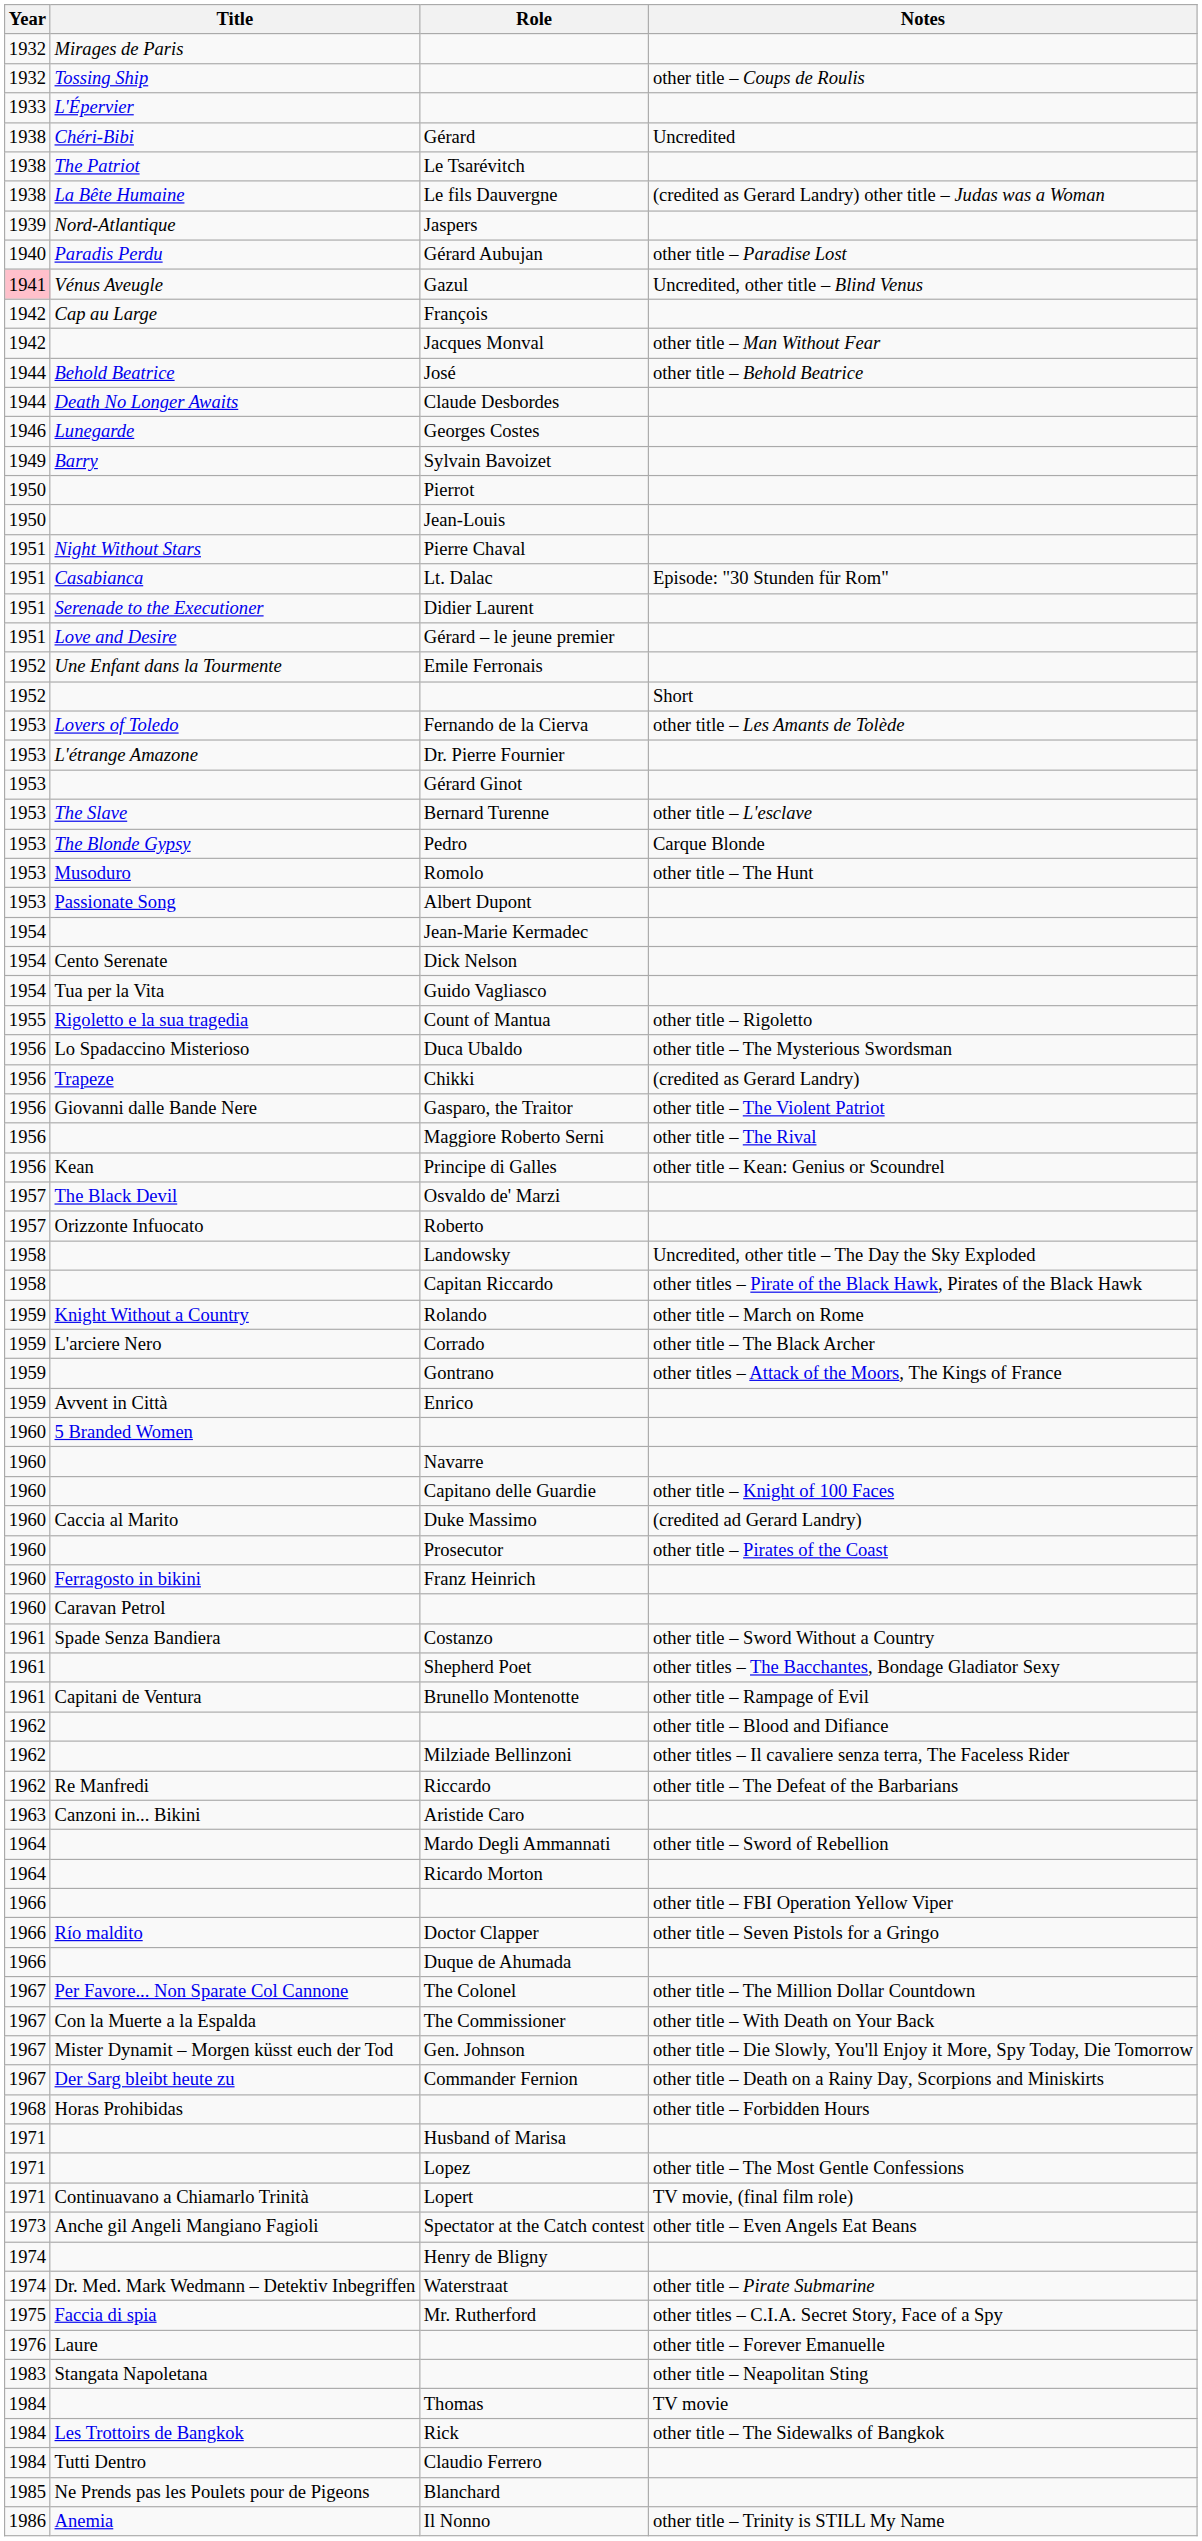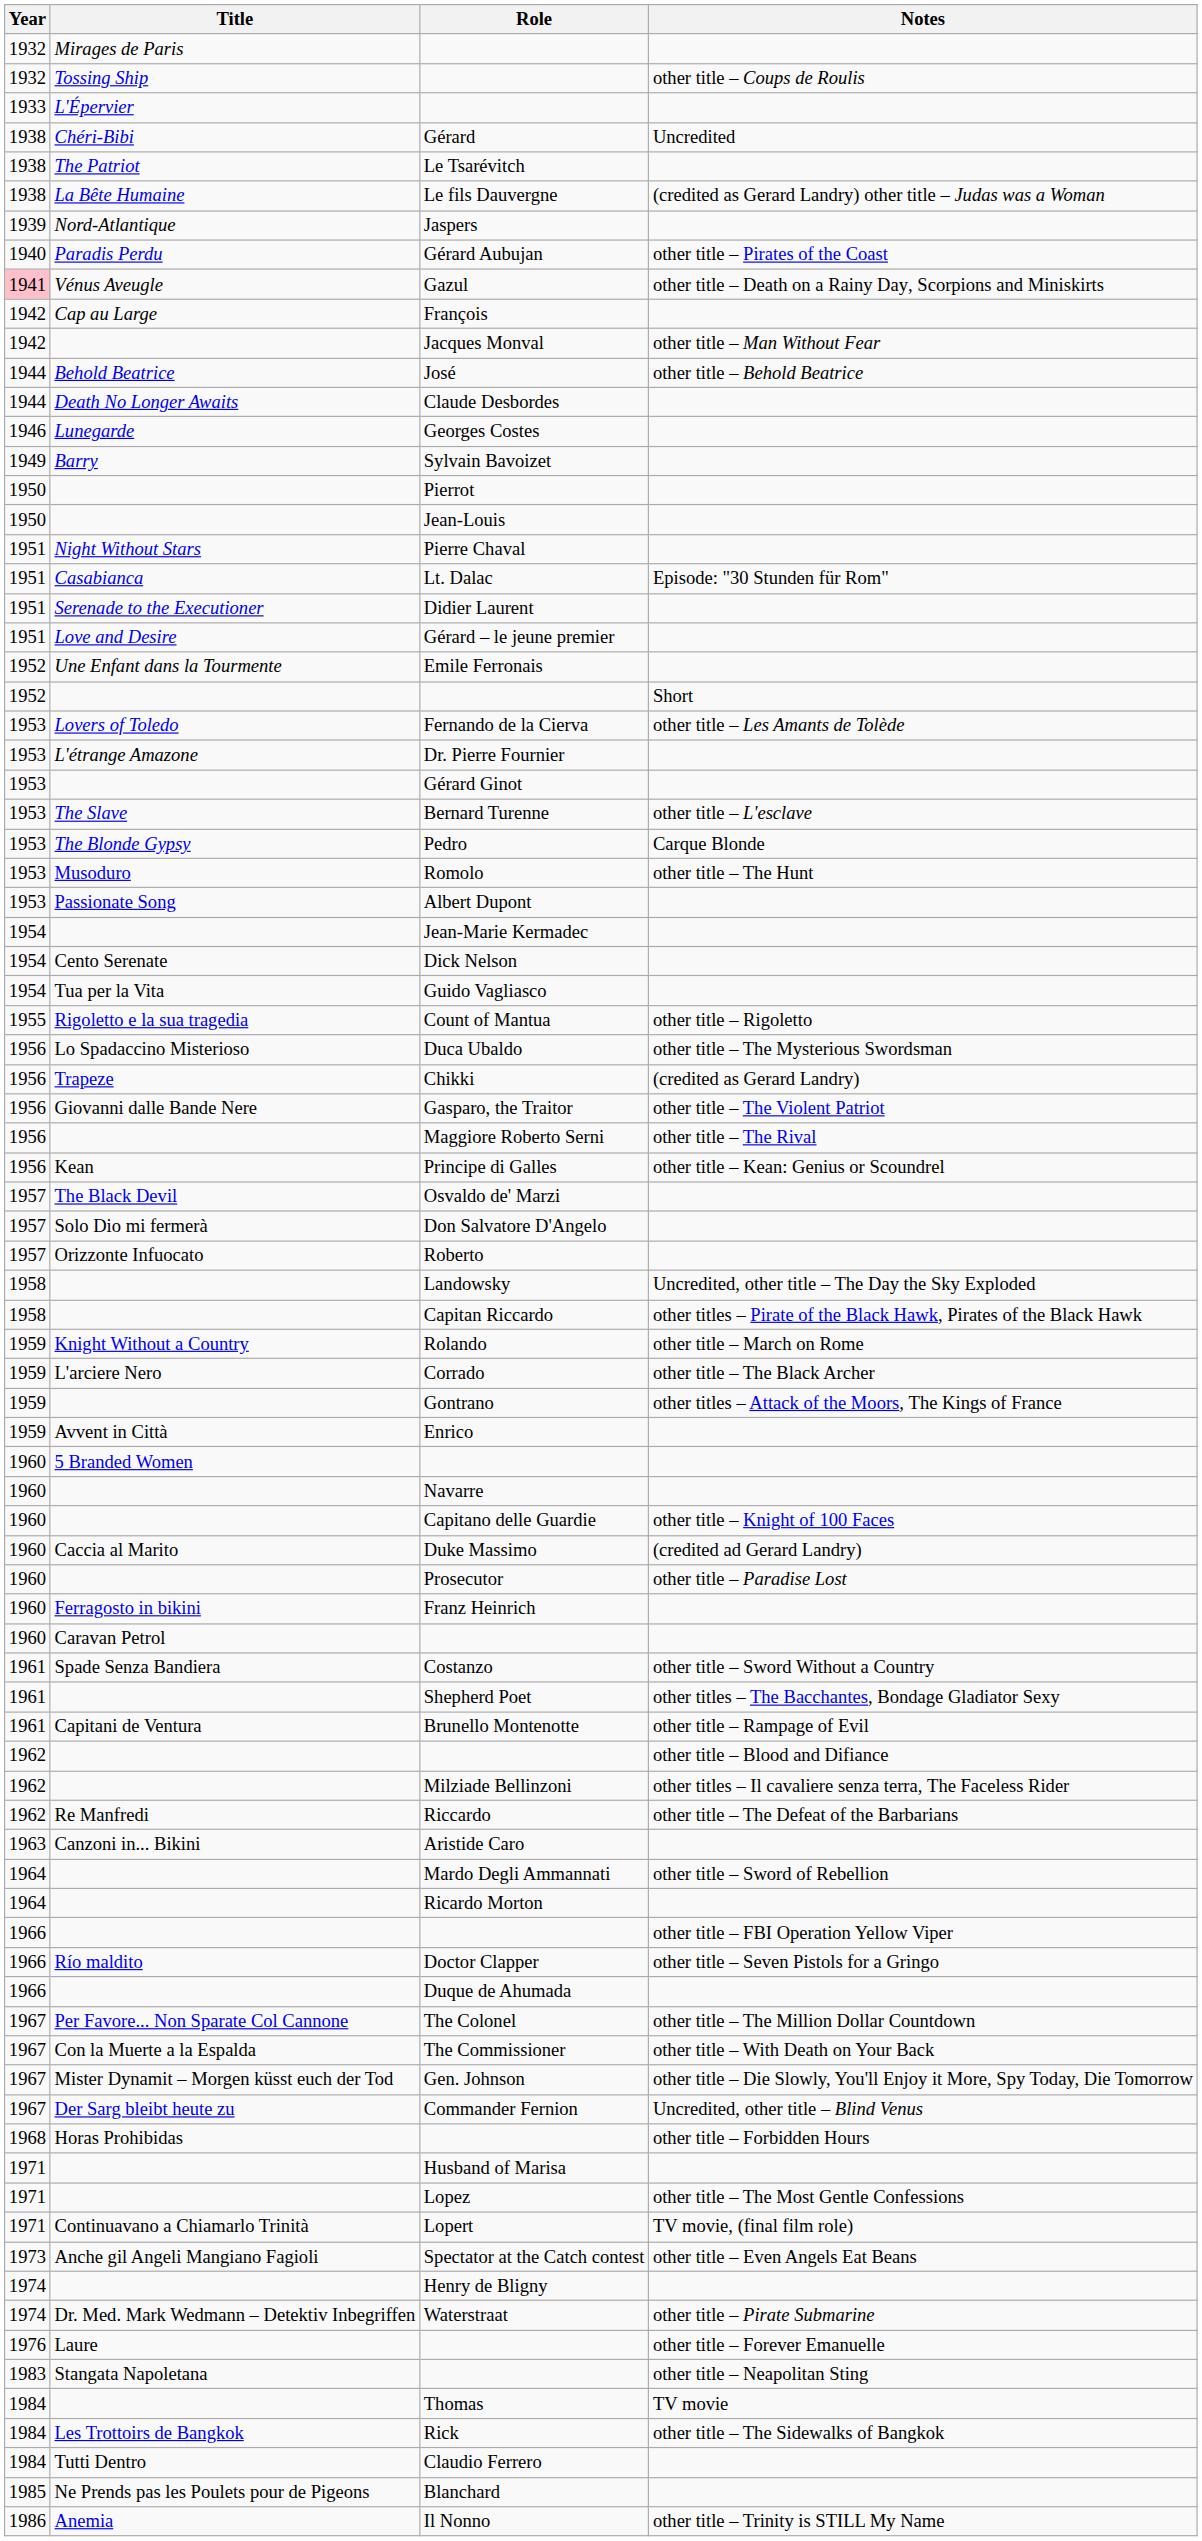(750, 254) other title – Paradise Lost -> (770, 254) other title – Pirates of the Coast
(788, 284) Uncredited, other title – Blind Venus -> (878, 284) other title – Death on a Rainy Day, Scorpions and Miniskirts
+ row: (131, 1226)
(770, 1549) other title – Pirates of the Coast -> (750, 1579) other title – Paradise Lost
(878, 2079) other title – Death on a Rainy Day, Scorpions and Miniskirts -> (788, 2109) Uncredited, other title – Blind Venus
- row: (106, 2315)
